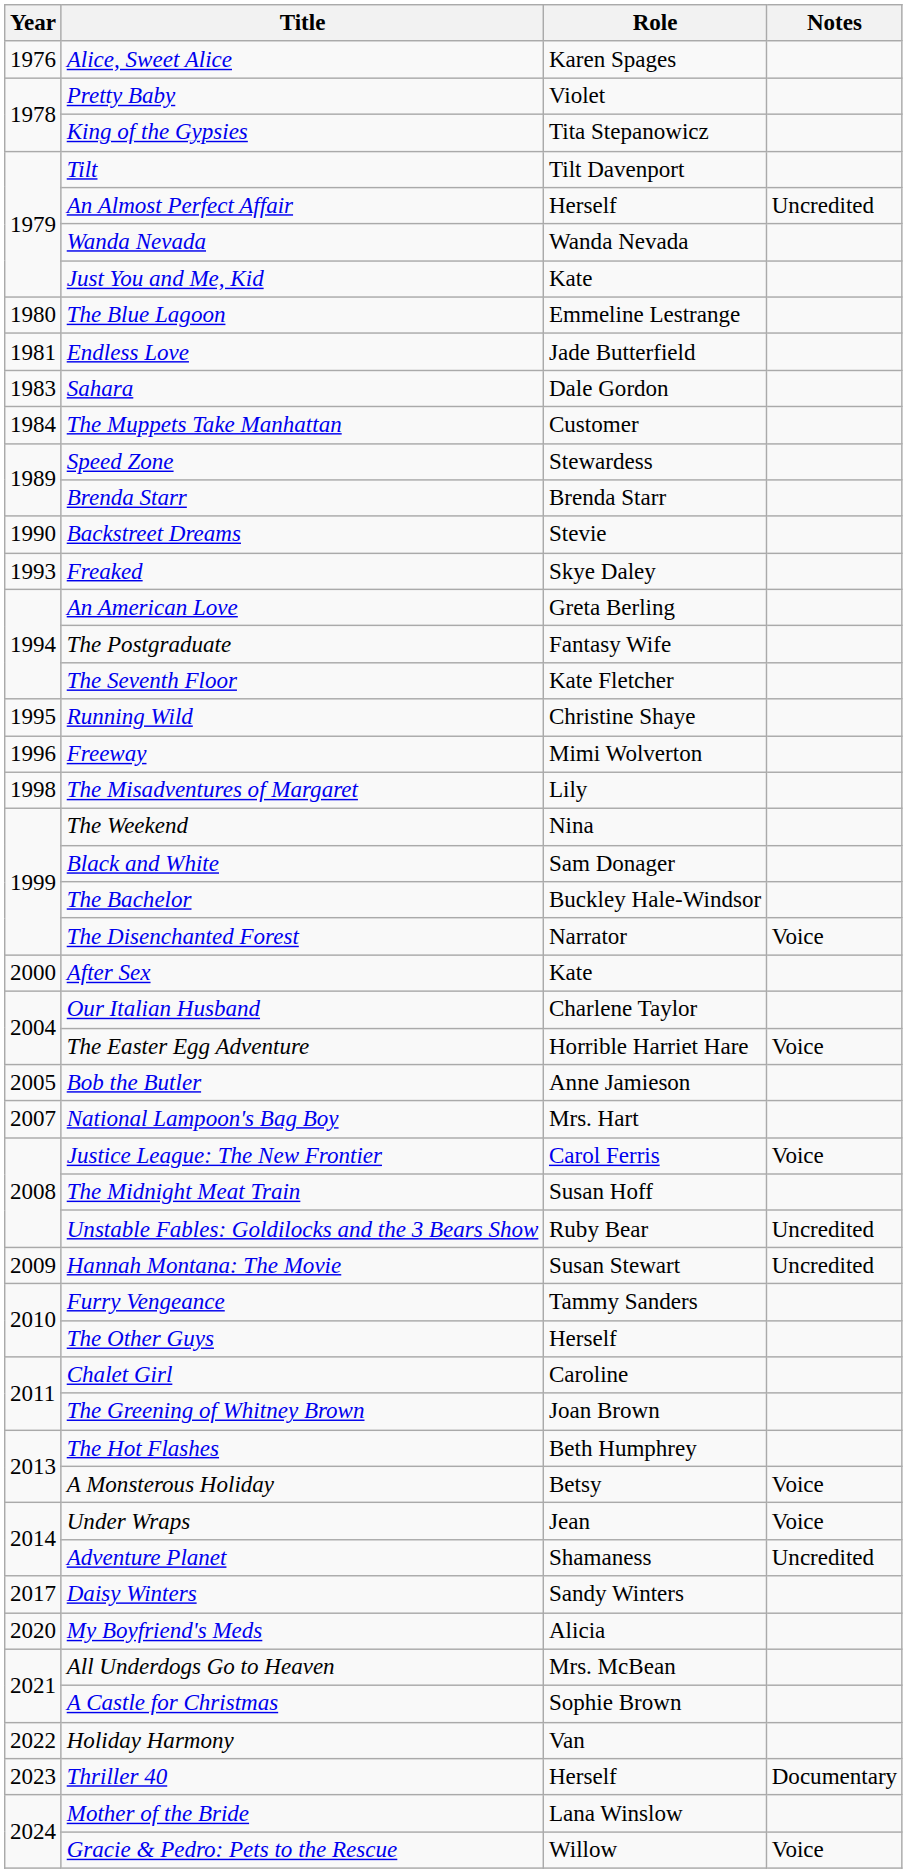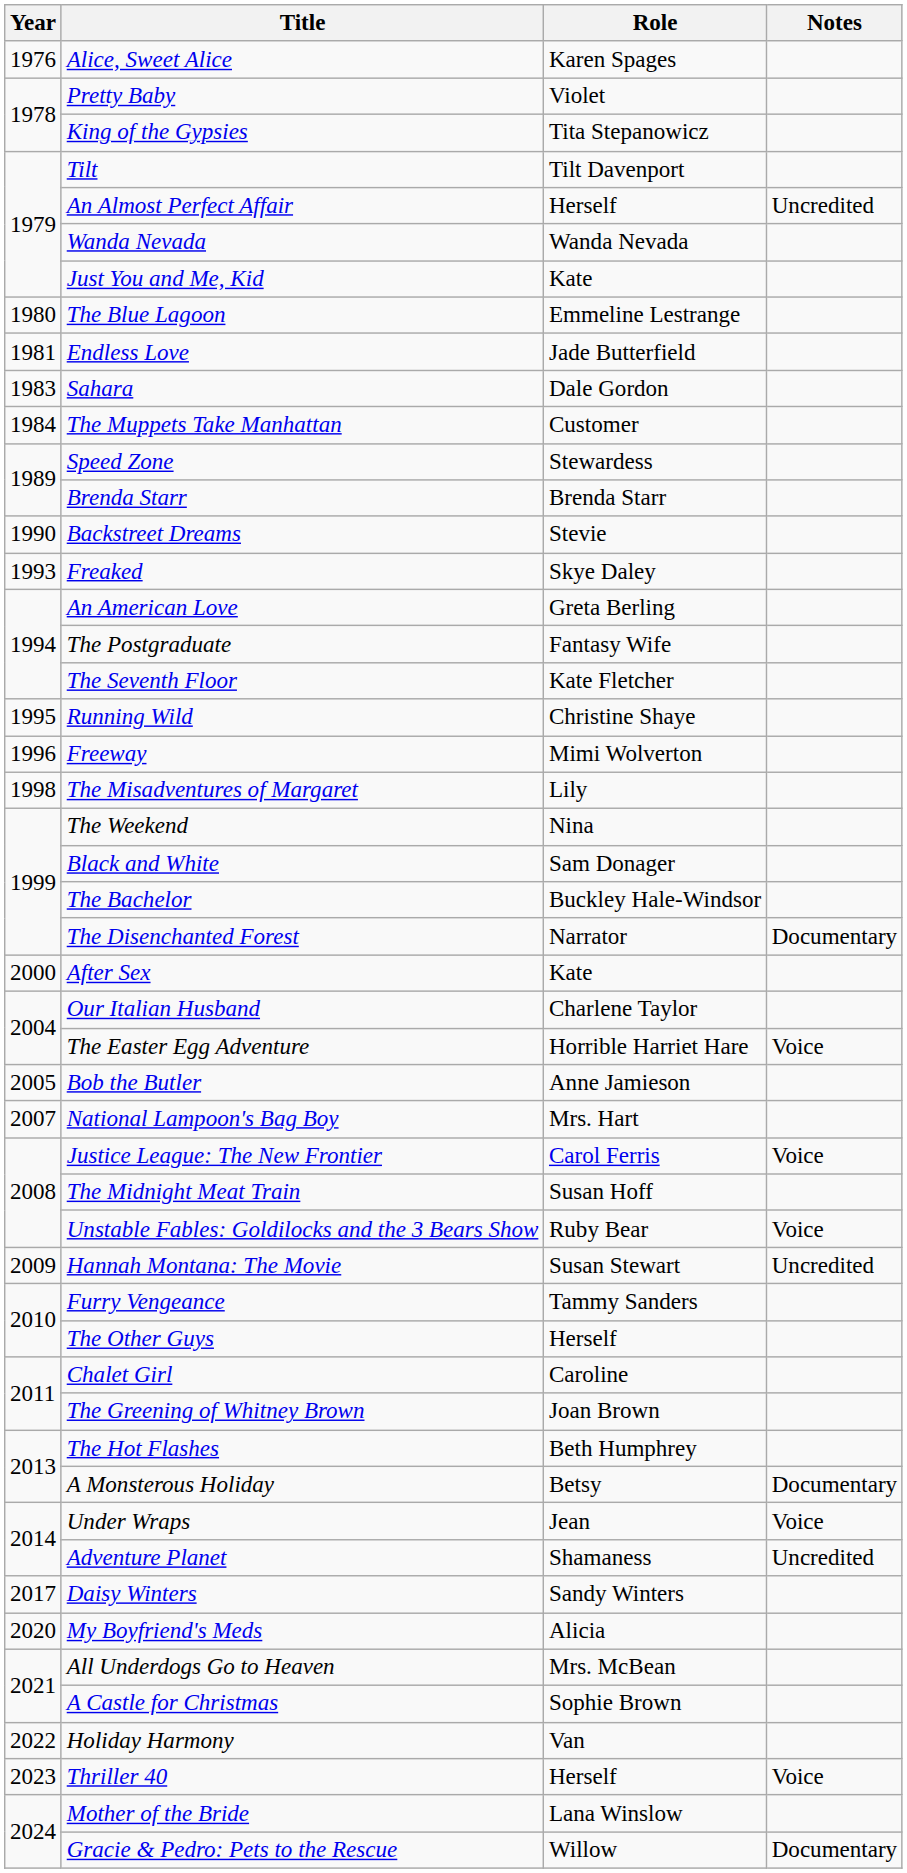(798, 936) Voice -> (834, 936) Documentary
(823, 1228) Uncredited -> (798, 1228) Voice
(798, 1484) Voice -> (834, 1484) Documentary
(834, 1776) Documentary -> (798, 1776) Voice
(798, 1849) Voice -> (834, 1849) Documentary
